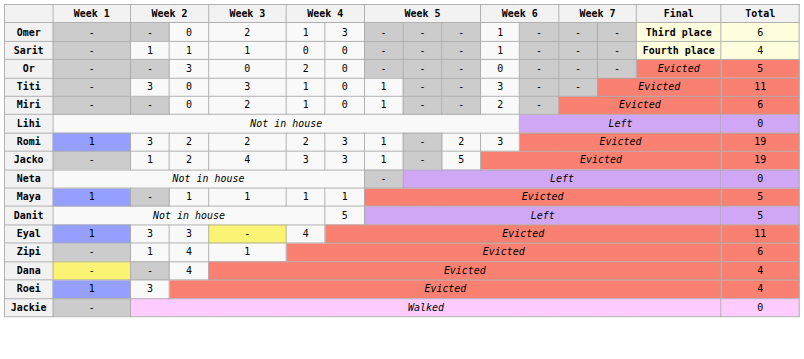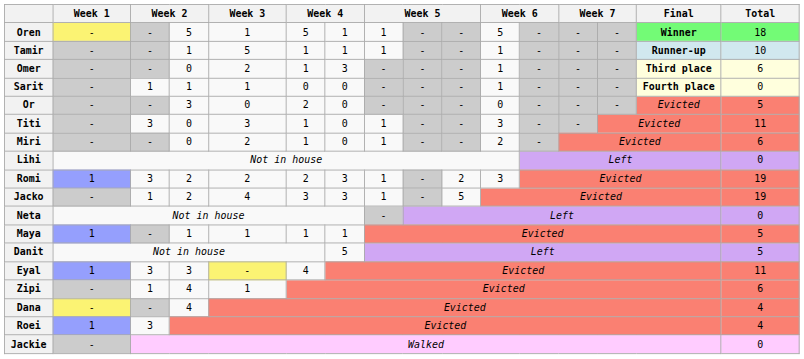+ row: (29, 32)
+ row: (29, 50)
(760, 50) 4 -> (760, 87) 0
